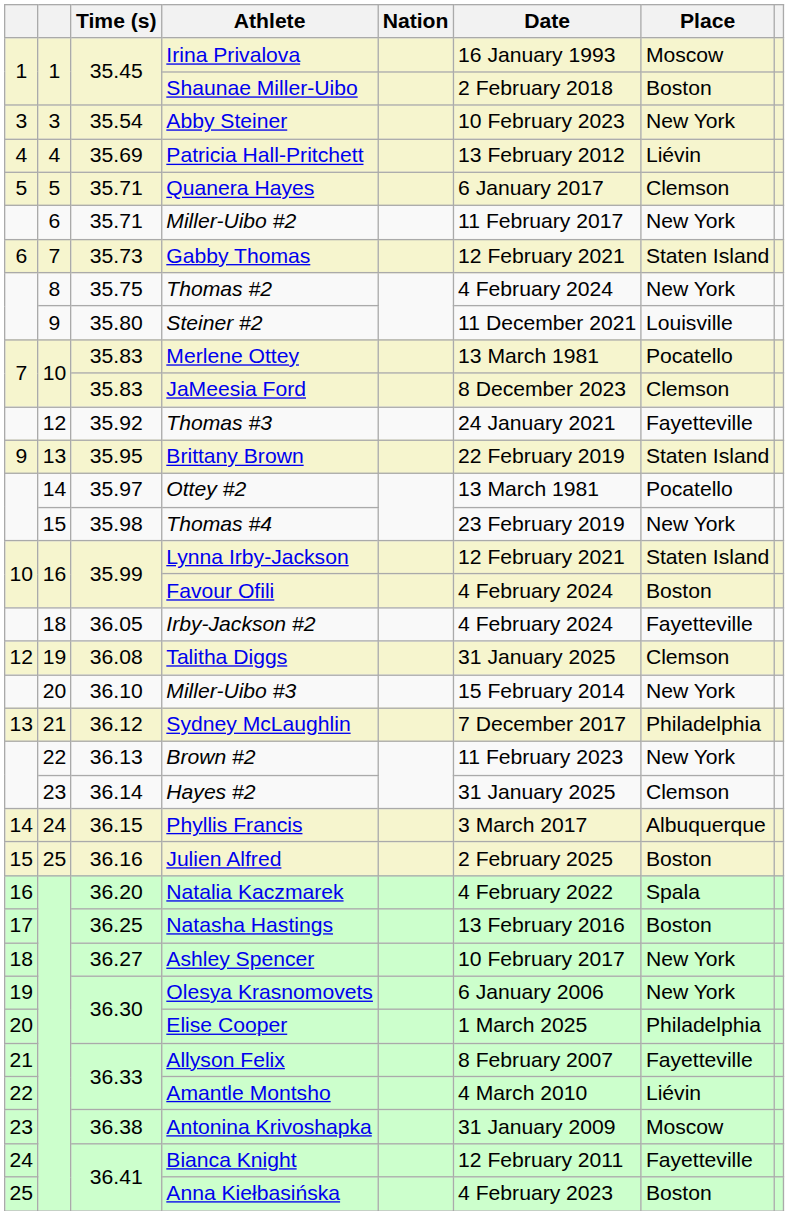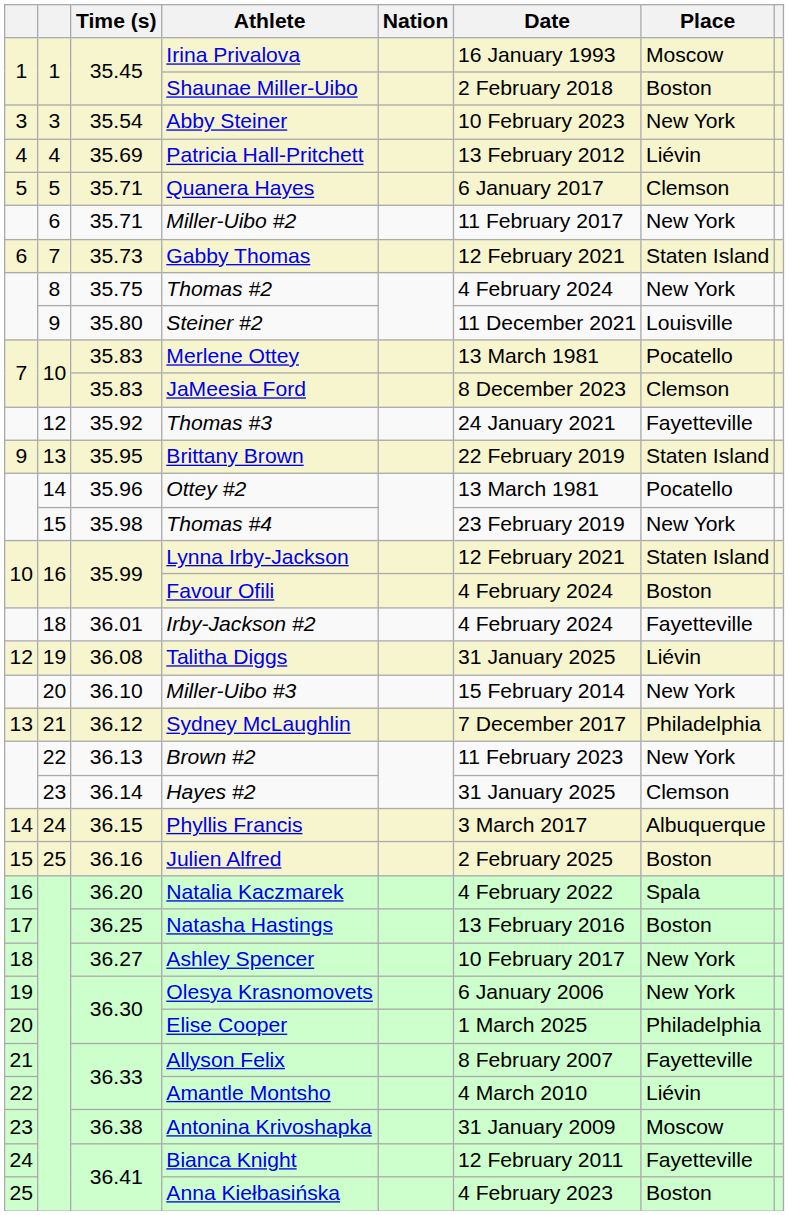(116, 490) 35.97 -> (116, 490) 35.96
(116, 624) 36.05 -> (116, 624) 36.01
(688, 657) Clemson -> (674, 657) Liévin
